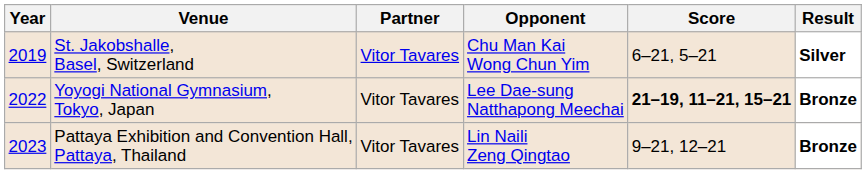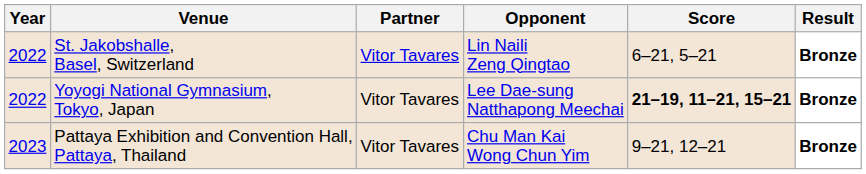(27, 55) 2019 -> (27, 55) 2022
(528, 55) Chu Man Kai Wong Chun Yim -> (518, 55) Lin Naili Zeng Qingtao
(822, 55) Silver -> (828, 55) Bronze
(518, 146) Lin Naili Zeng Qingtao -> (528, 146) Chu Man Kai Wong Chun Yim
